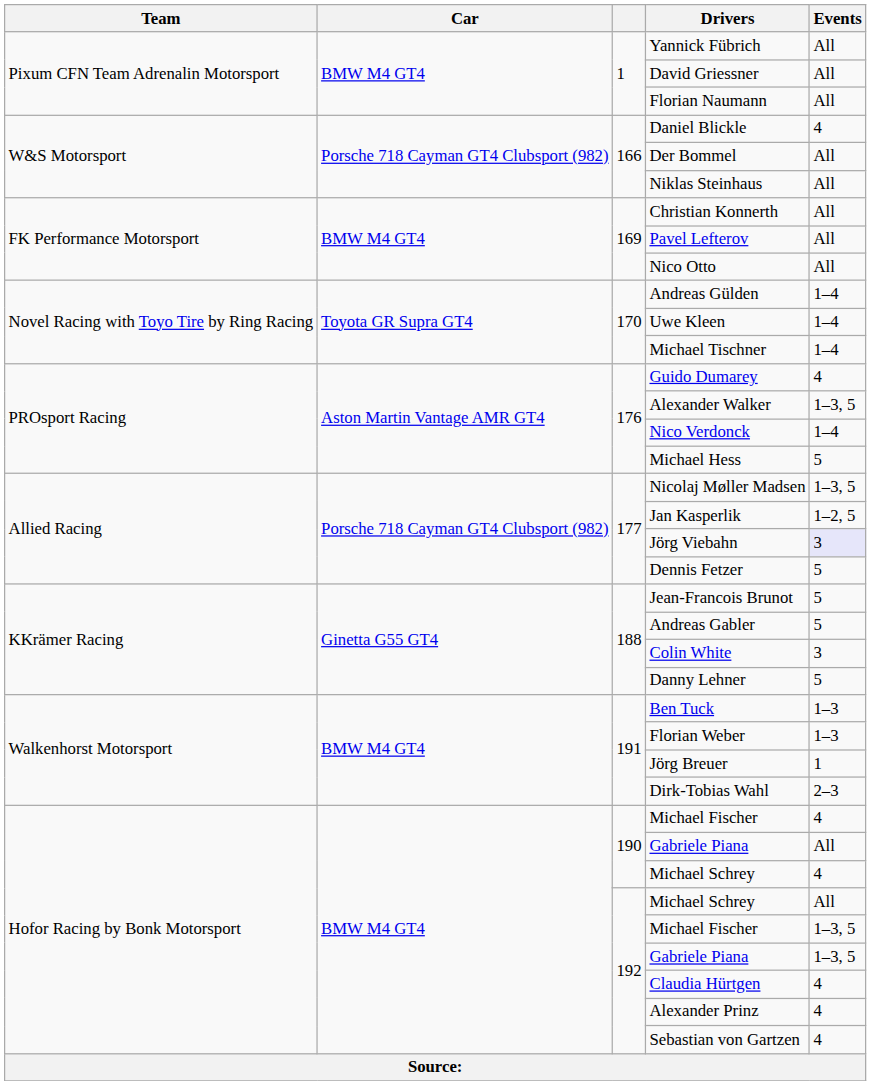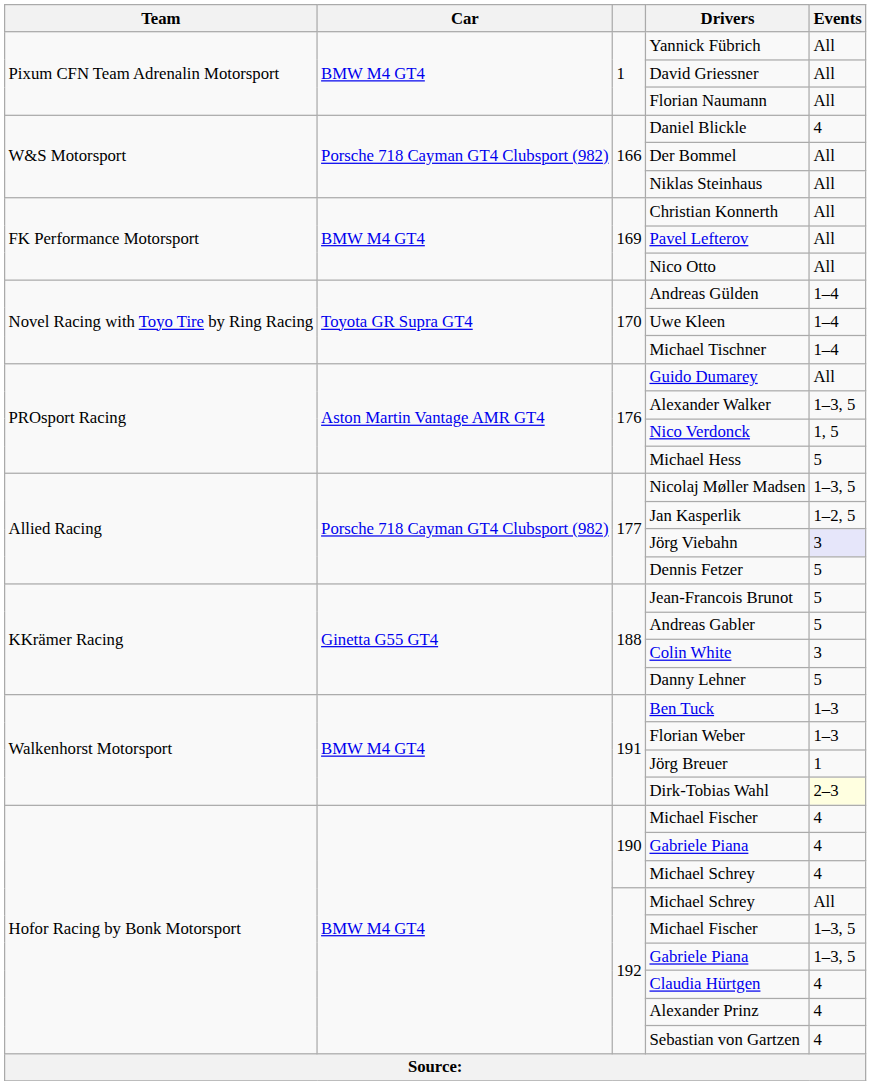(818, 376) 4 -> (824, 376) All
(826, 431) 1–4 -> (826, 431) 1, 5
(826, 790) no background -> (826, 790) lightyellow background
(824, 845) All -> (818, 845) 4
